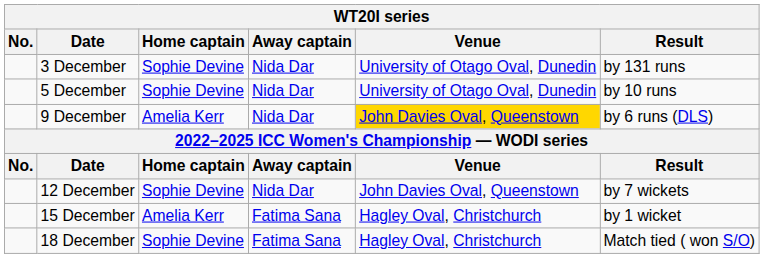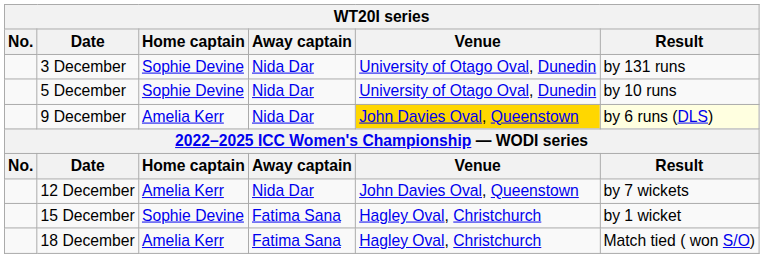(658, 116) no background -> (658, 116) lightyellow background
(193, 191) Sophie Devine -> (183, 191) Amelia Kerr
(183, 215) Amelia Kerr -> (193, 215) Sophie Devine
(193, 240) Sophie Devine -> (183, 240) Amelia Kerr
